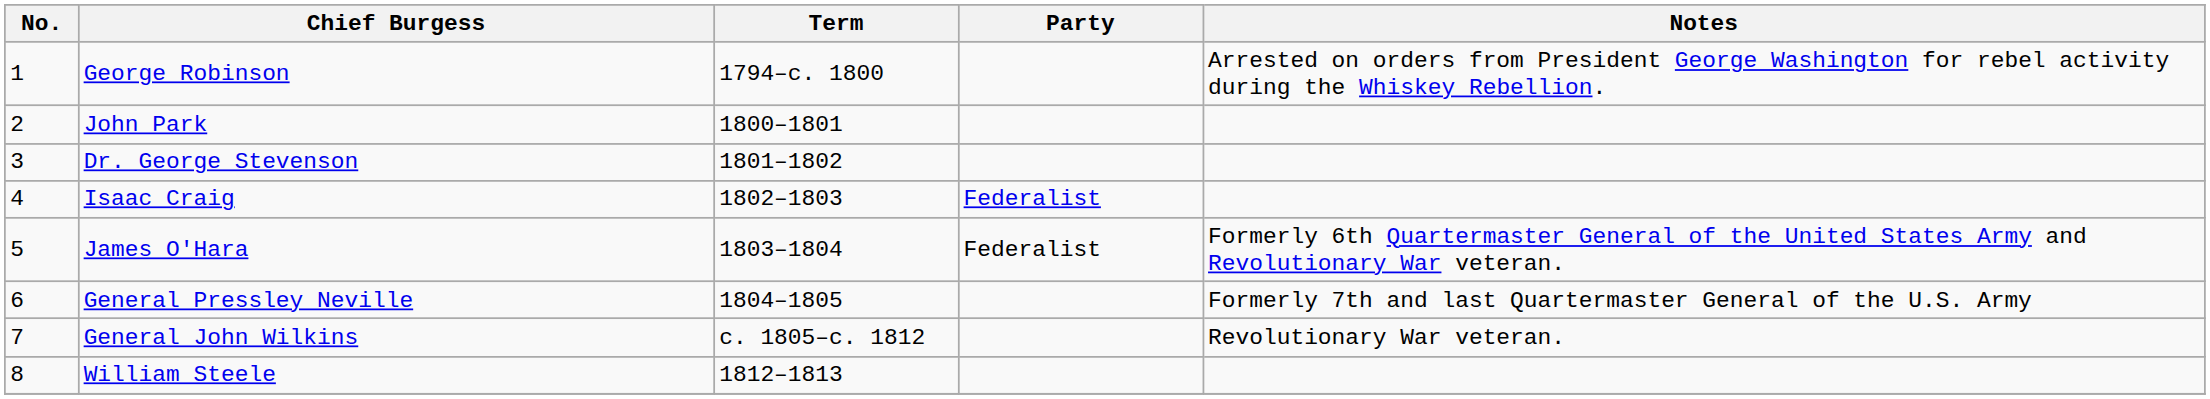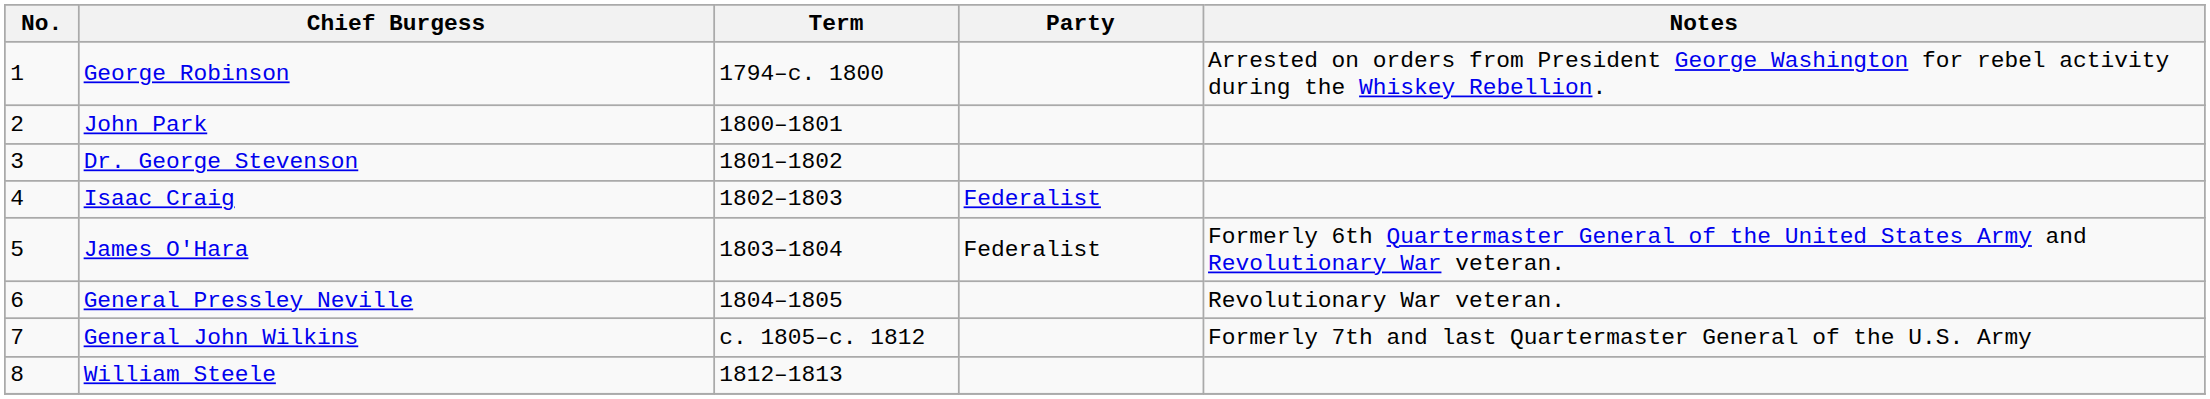(1620, 300) Formerly 7th and last Quartermaster General of the U.S. Army -> (1387, 300) Revolutionary War veteran.
(1387, 337) Revolutionary War veteran. -> (1620, 337) Formerly 7th and last Quartermaster General of the U.S. Army
